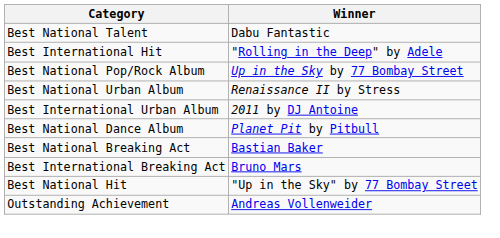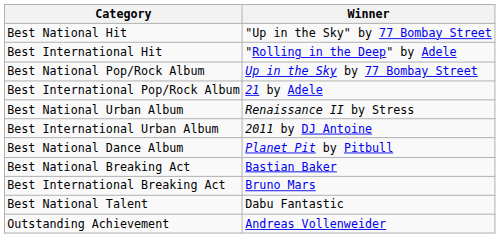rows swapped: (67, 186) <-> (78, 33)
+ row: (123, 90)
